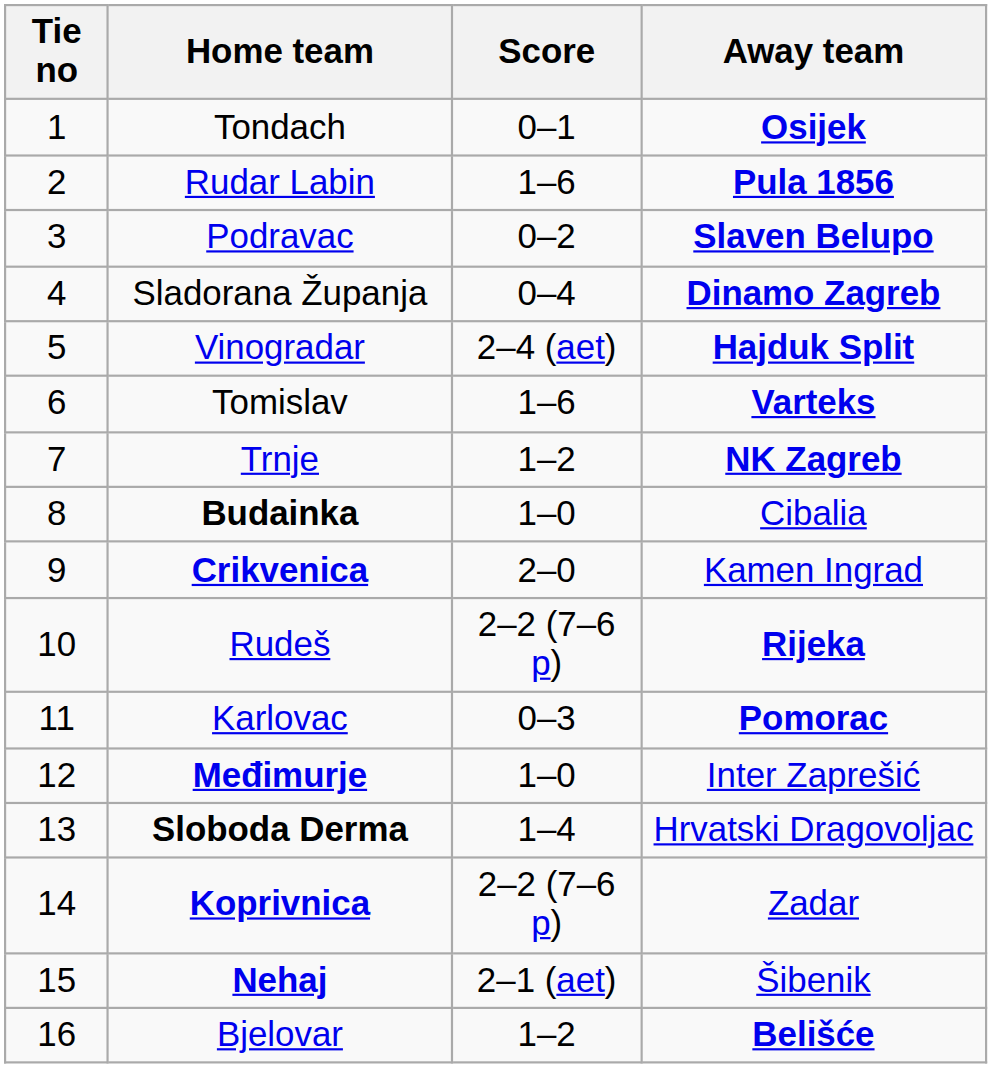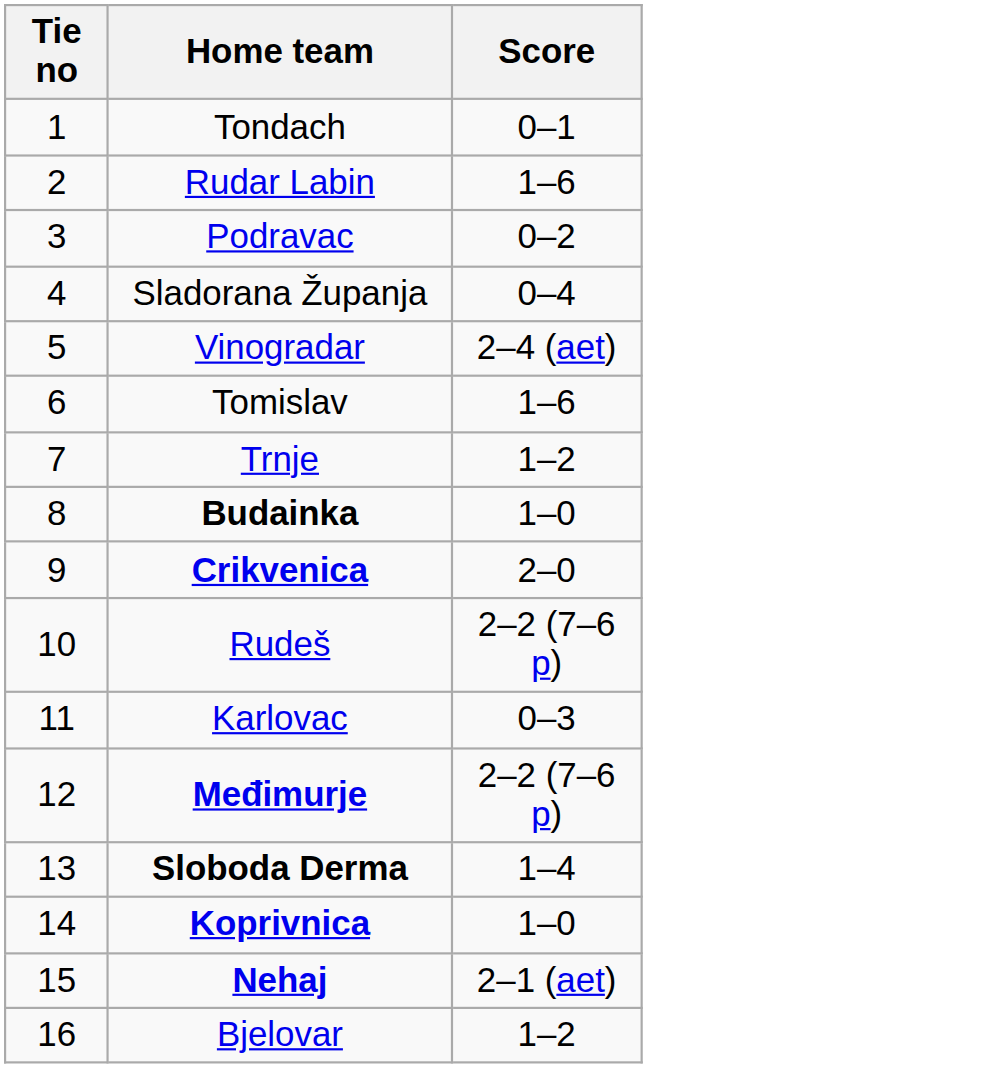- column: (813, 51)
(547, 774) 1–0 -> (547, 794) 2–2 (7–6 p)
(547, 904) 2–2 (7–6 p) -> (547, 924) 1–0
